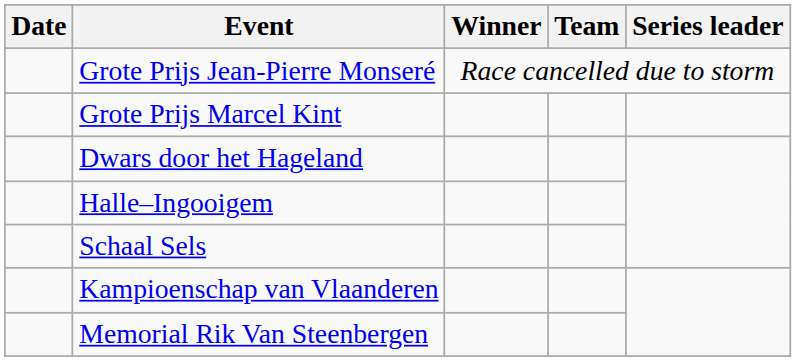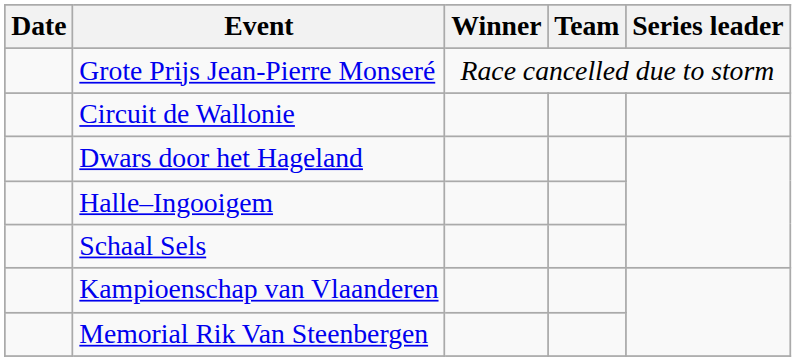- row: (210, 114)
+ row: (187, 114)
